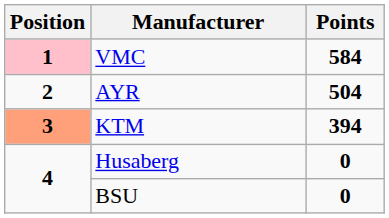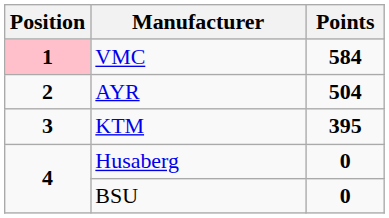(47, 126) lightsalmon background -> (47, 126) no background
(345, 126) 394 -> (345, 126) 395
